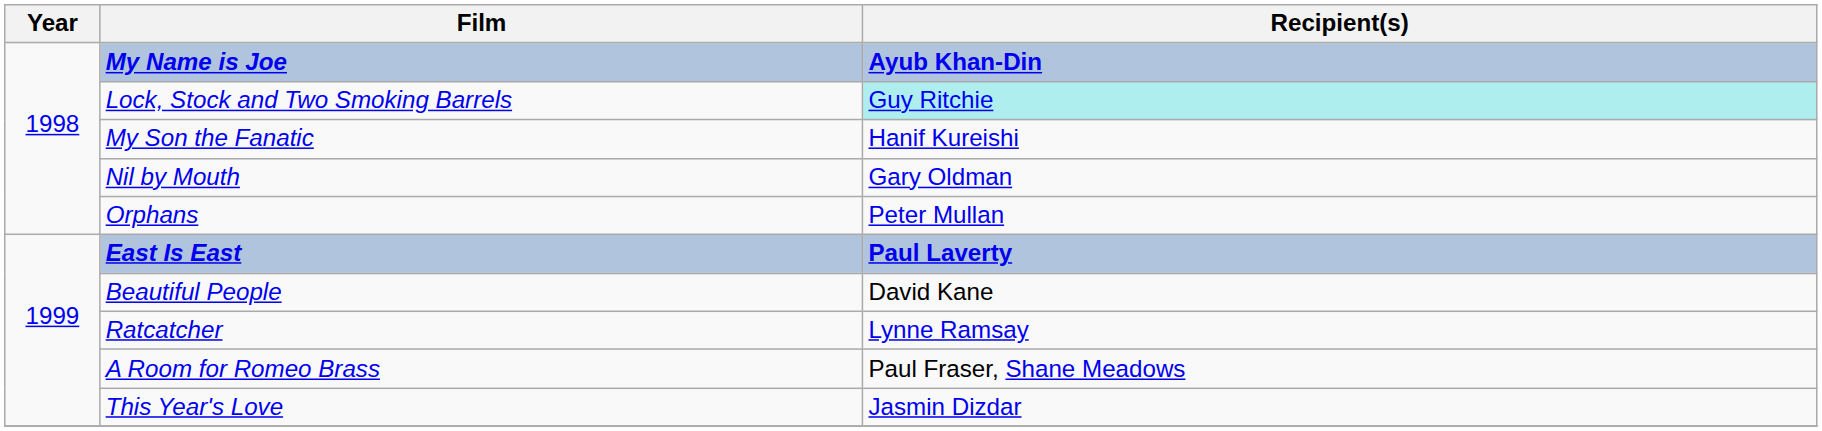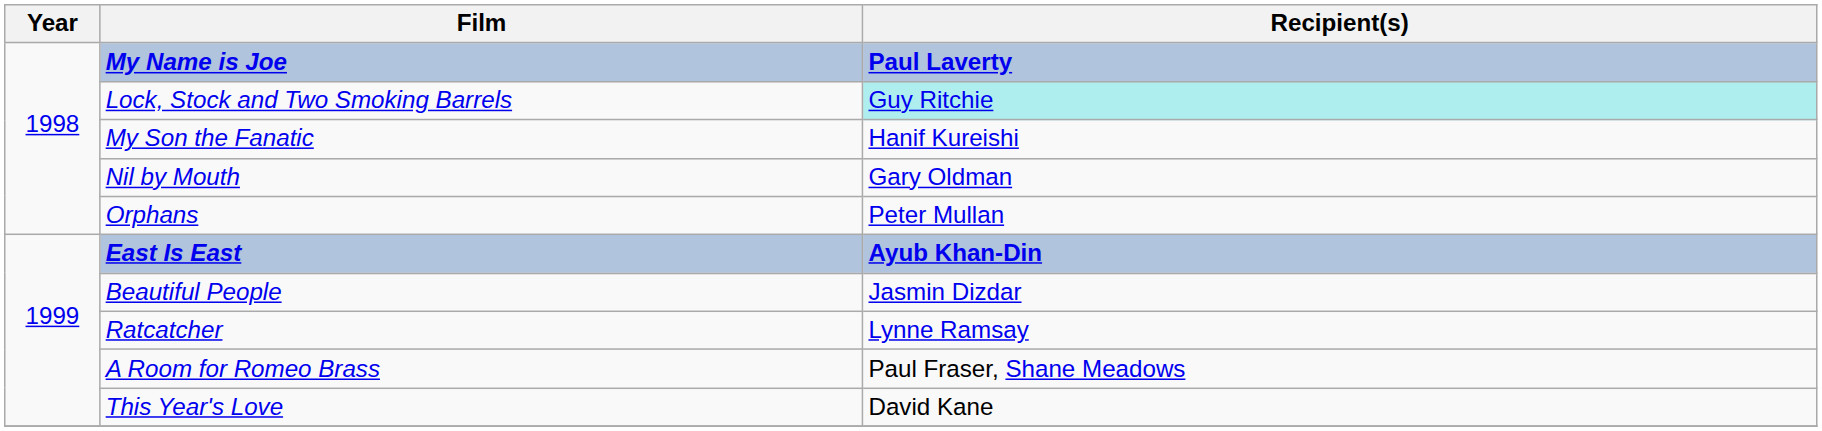(955, 61) Ayub Khan-Din -> (940, 61) Paul Laverty
(940, 253) Paul Laverty -> (955, 253) Ayub Khan-Din
(931, 291) David Kane -> (945, 291) Jasmin Dizdar
(945, 406) Jasmin Dizdar -> (931, 406) David Kane
